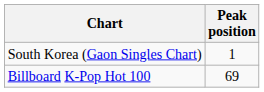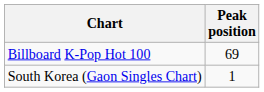rows swapped: (105, 53) <-> (79, 76)
